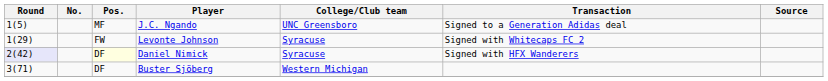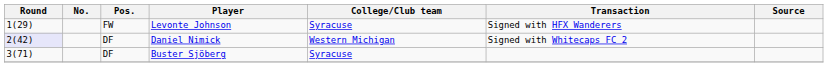- row: (167, 26)
(514, 41) Signed with Whitecaps FC 2 -> (555, 26) Signed with HFX Wanderers
(100, 55) lightyellow background -> (108, 41) no background
(304, 55) Syracuse -> (352, 41) Western Michigan
(512, 55) Signed with HFX Wanderers -> (557, 41) Signed with Whitecaps FC 2
(325, 69) Western Michigan -> (331, 55) Syracuse
